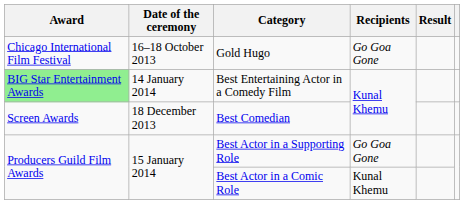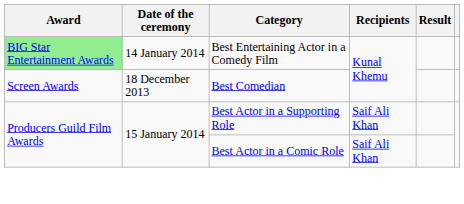- row: (243, 53)
(372, 150) Go Goa Gone -> (371, 118) Saif Ali Khan
(370, 183) Kunal Khemu -> (371, 150) Saif Ali Khan
